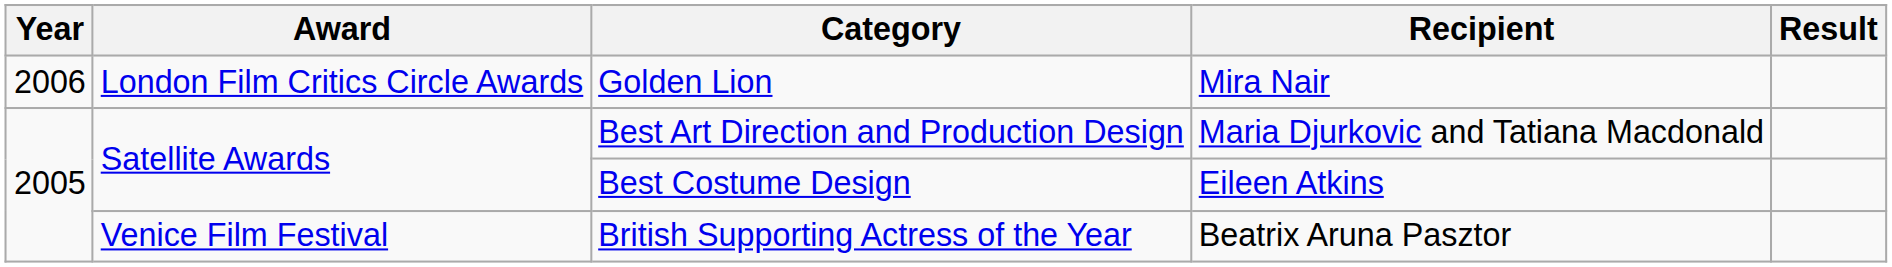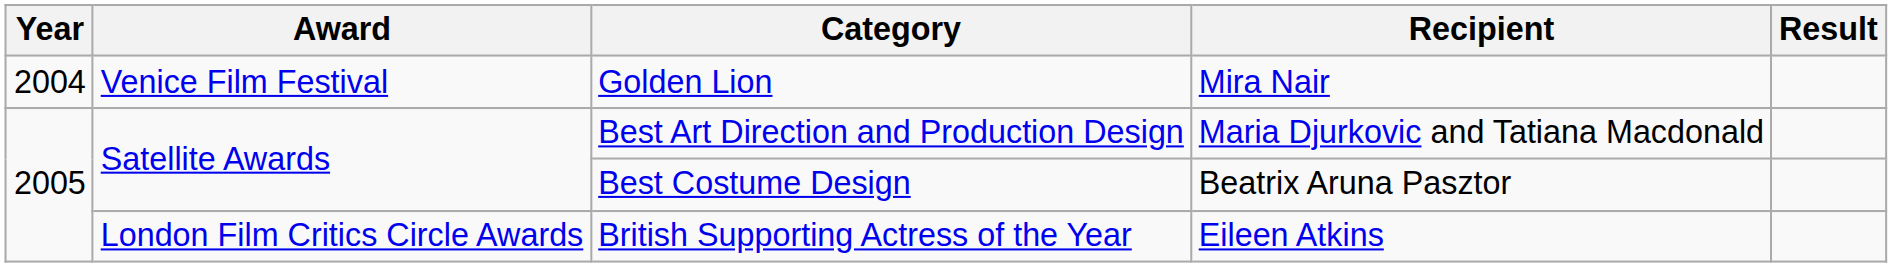(50, 81) 2006 -> (50, 81) 2004
(342, 81) London Film Critics Circle Awards -> (244, 81) Venice Film Festival
(1291, 183) Eileen Atkins -> (1355, 183) Beatrix Aruna Pasztor
(244, 235) Venice Film Festival -> (342, 235) London Film Critics Circle Awards
(1355, 235) Beatrix Aruna Pasztor -> (1291, 235) Eileen Atkins
